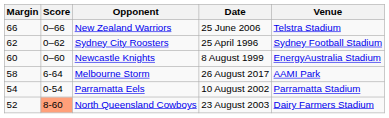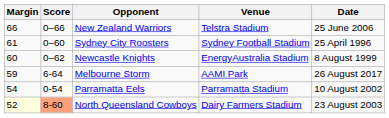columns swapped: (328, 12) <-> (235, 12)
(12, 43) 62 -> (12, 43) 61
(54, 43) 0–62 -> (54, 43) 0–60
(54, 58) 0–60 -> (54, 58) 0–62
(12, 74) 58 -> (12, 74) 59
(12, 105) no background -> (12, 105) lightyellow background
